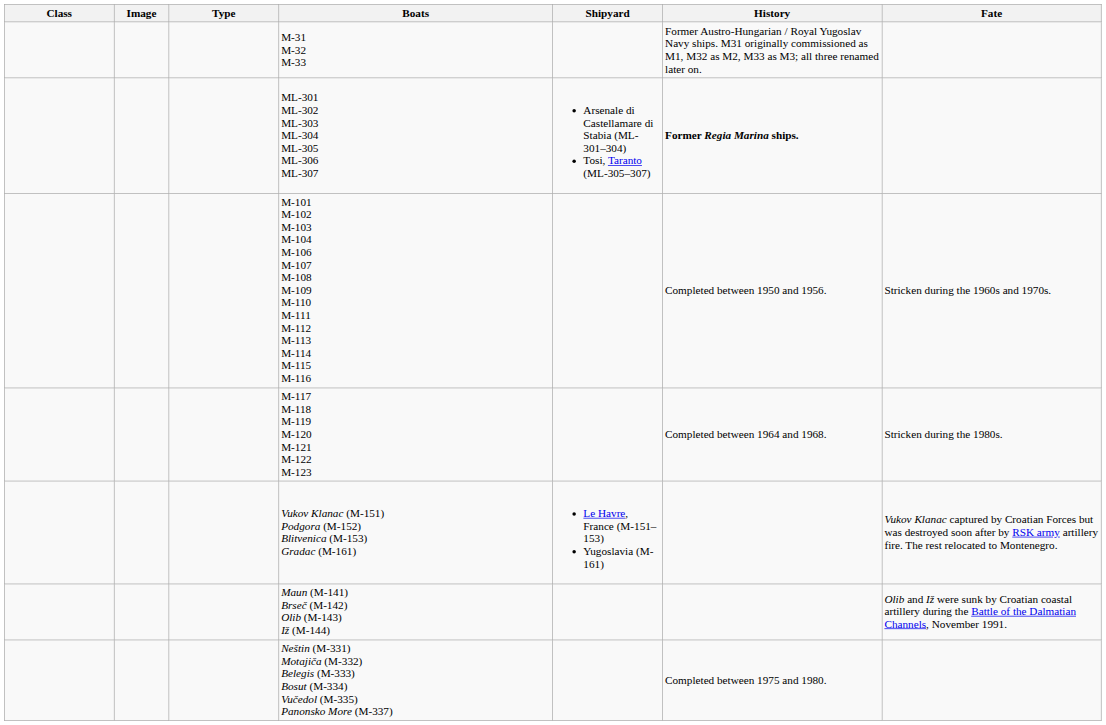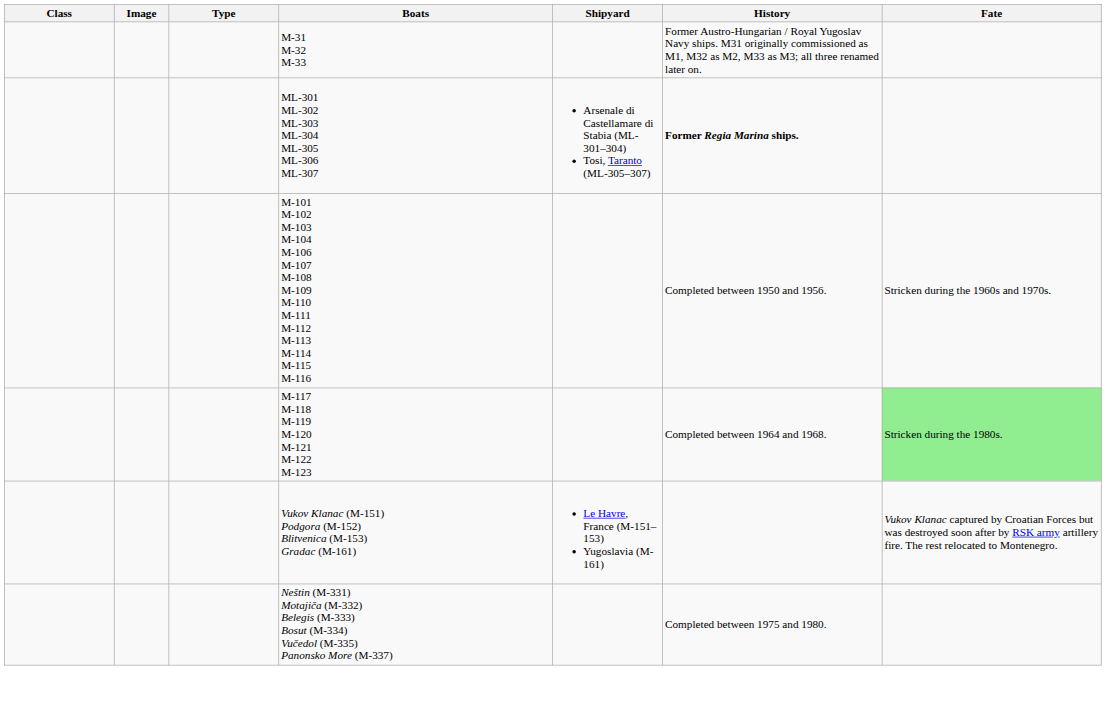(944, 434) no background -> (944, 434) lightgreen background
- row: (315, 612)
